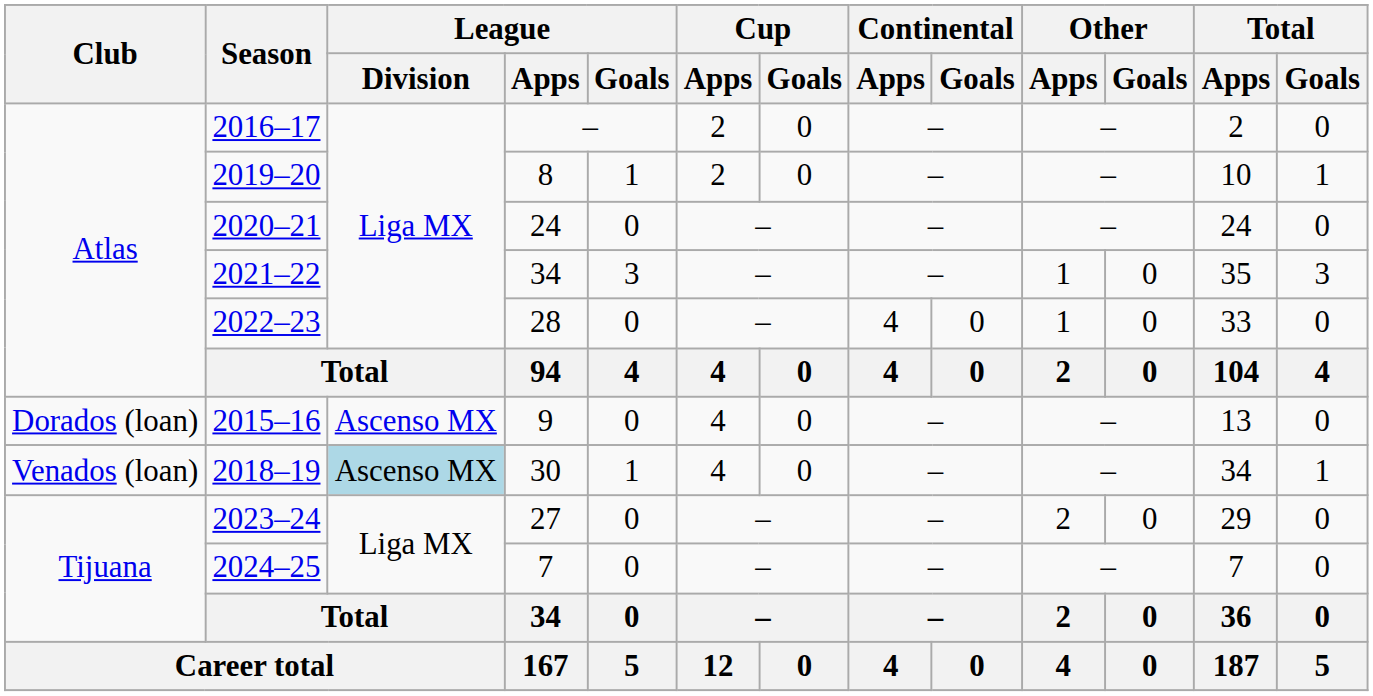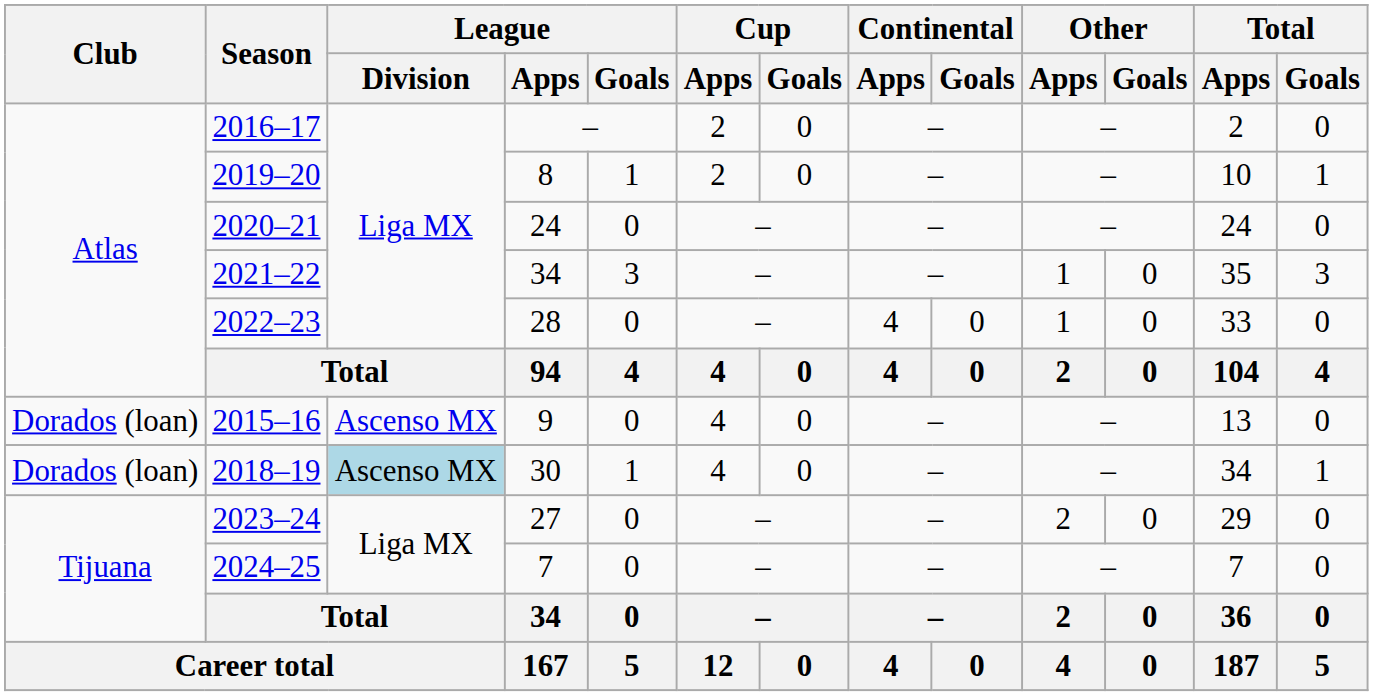(105, 469) Venados (loan) -> (105, 469) Dorados (loan)
